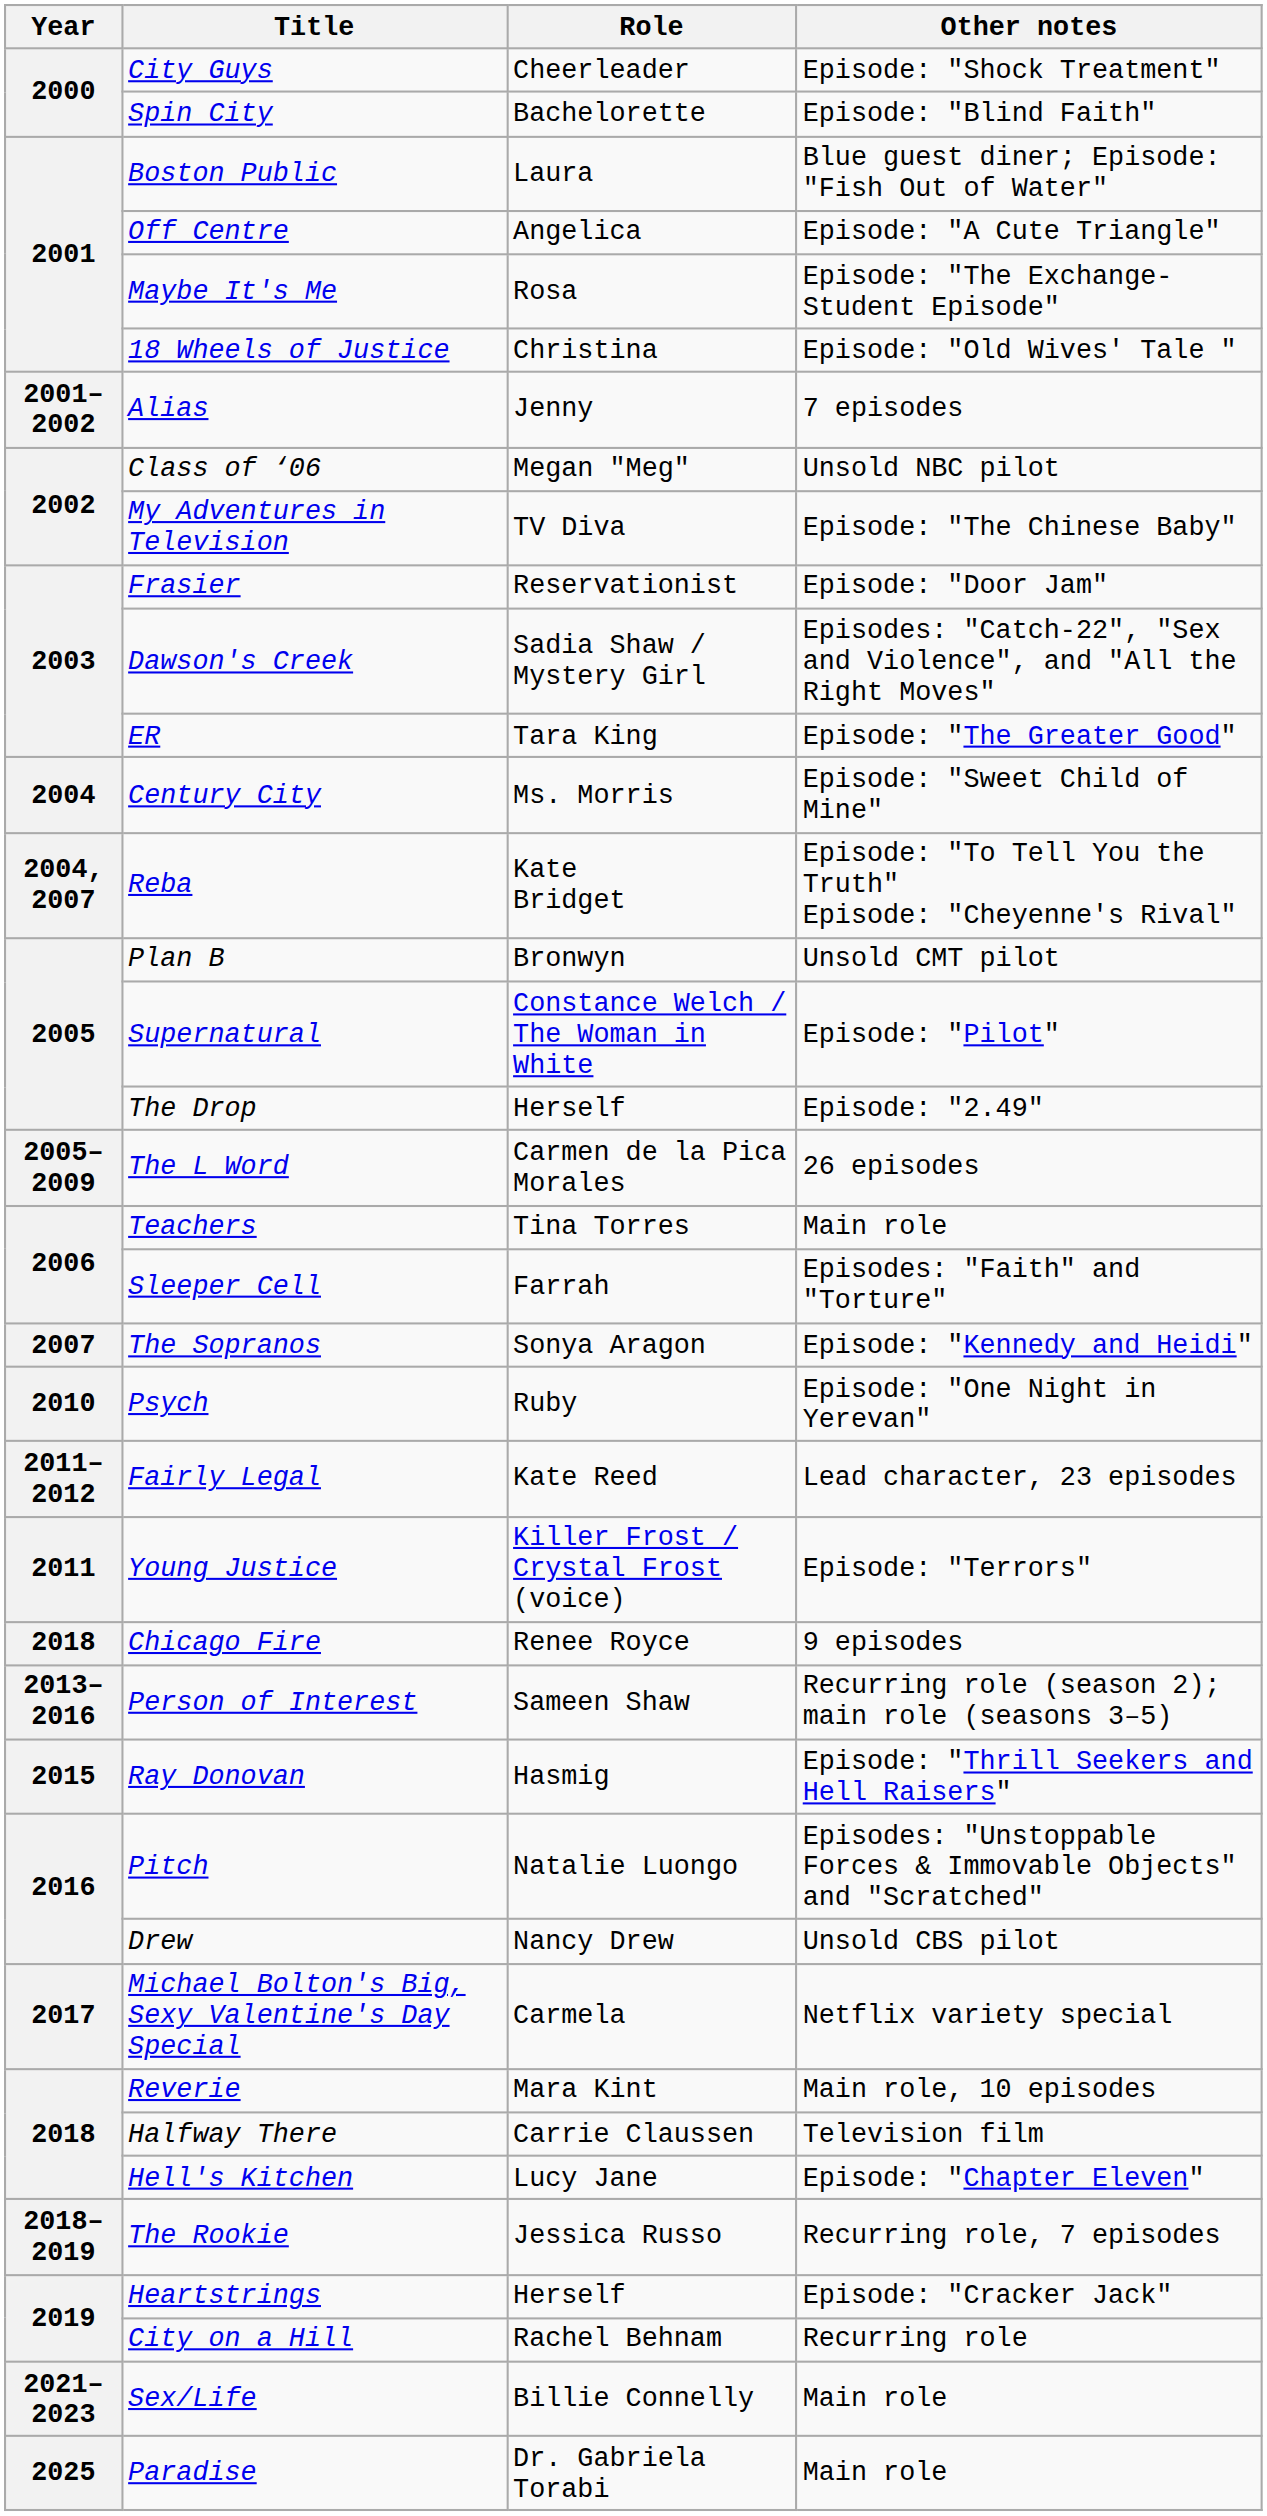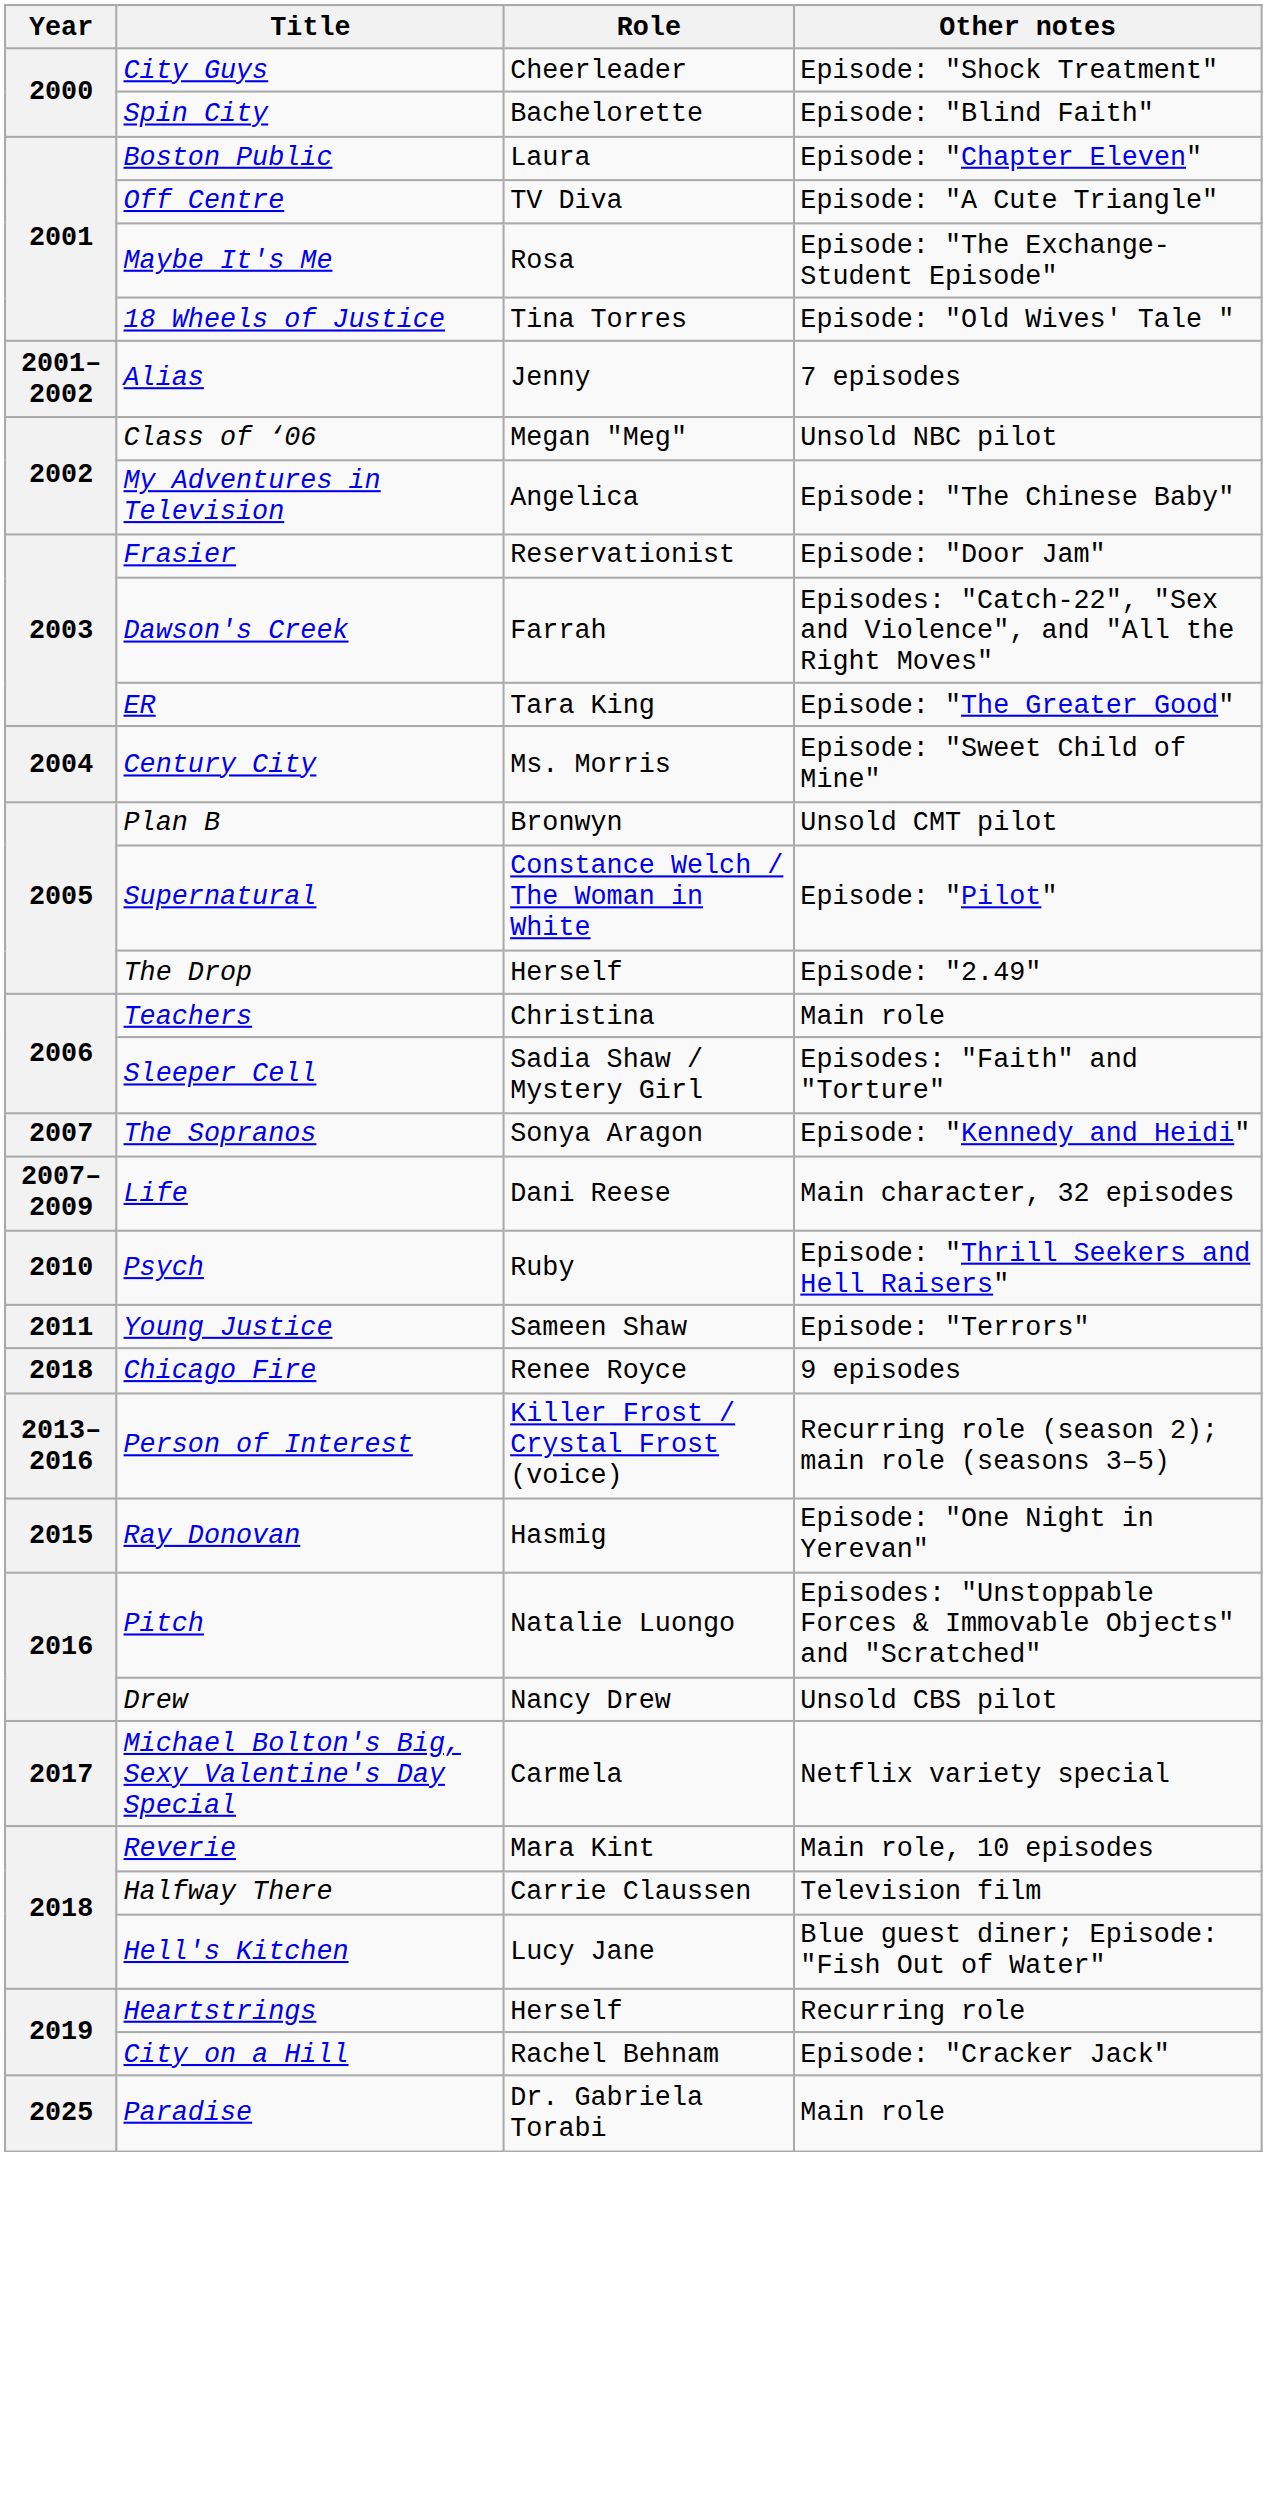(1012, 173) Blue guest diner; Episode: "Fish Out of Water" -> (1001, 158) Episode: "Chapter Eleven"
(577, 232) Angelica -> (566, 201) TV Diva
(585, 351) Christina -> (599, 320) Tina Torres
(569, 528) TV Diva -> (574, 497) Angelica
(610, 661) Sadia Shaw / Mystery Girl -> (558, 631) Farrah
- row: (160, 885)
- row: (208, 1168)
(601, 1227) Tina Torres -> (583, 1016) Christina
(561, 1286) Farrah -> (607, 1075) Sadia Shaw / Mystery Girl
+ row: (156, 1193)
(980, 1404) Episode: "One Night in Yerevan" -> (1025, 1268) Episode: "Thrill Seekers and Hell Raisers"
- row: (225, 1479)
(626, 1569) Killer Frost / Crystal Frost (voice) -> (599, 1327) Sameen Shaw
(601, 1702) Sameen Shaw -> (623, 1445) Killer Frost / Crystal Frost (voice)
(1028, 1777) Episode: "Thrill Seekers and Hell Raisers" -> (977, 1535) Episode: "One Night in Yerevan"
(1004, 2178) Episode: "Chapter Eleven" -> (1009, 1952) Blue guest diner; Episode: "Fish Out of Water"
- row: (208, 2237)
(988, 2296) Episode: "Cracker Jack" -> (913, 2011) Recurring role
(915, 2340) Recurring role -> (985, 2054) Episode: "Cracker Jack"
- row: (192, 2399)
